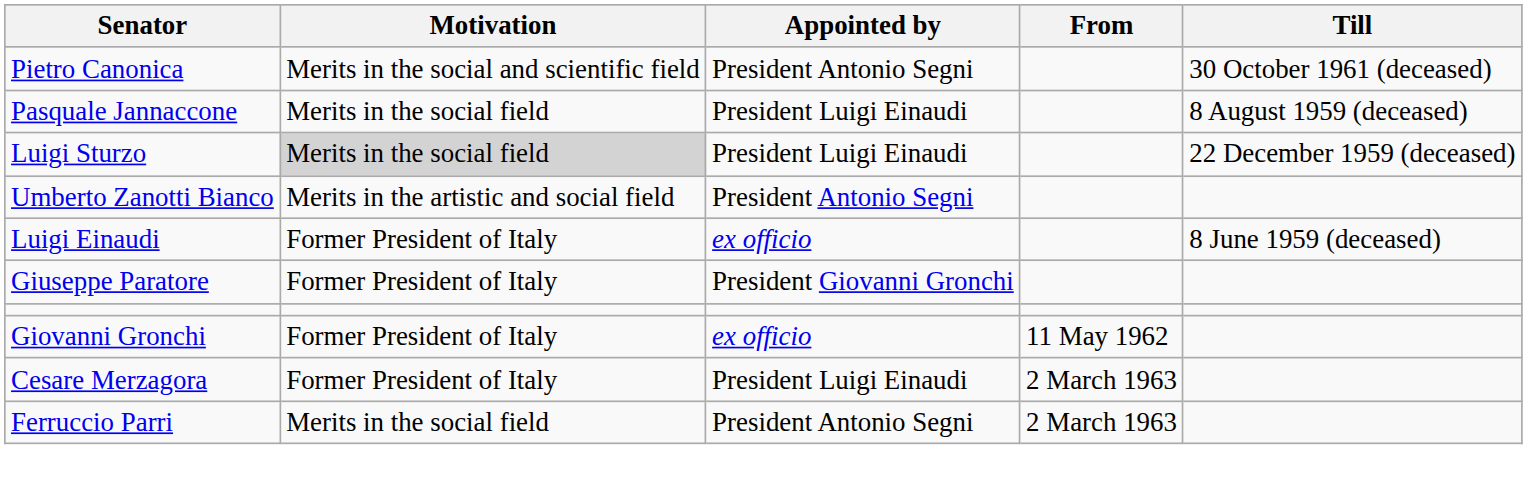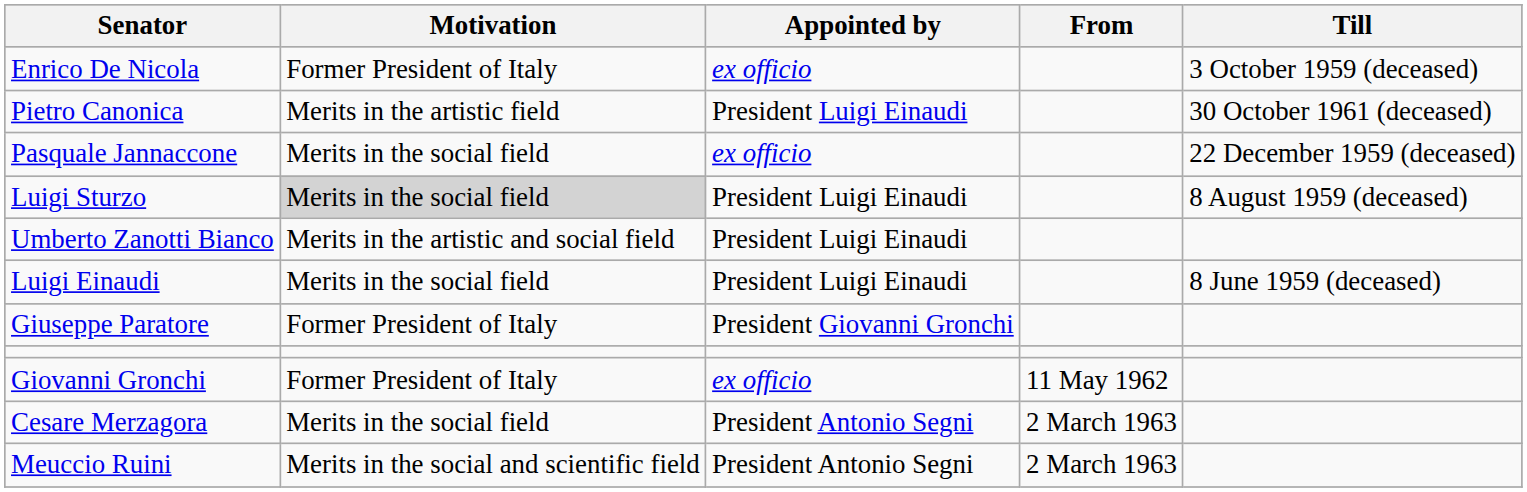+ row: (105, 68)
(493, 68) Merits in the social and scientific field -> (423, 111) Merits in the artistic field
(843, 68) President Antonio Segni -> (840, 111) President Luigi Einaudi
(840, 111) President Luigi Einaudi -> (762, 153) ex officio
(1329, 111) 8 August 1959 (deceased) -> (1352, 153) 22 December 1959 (deceased)
(1352, 153) 22 December 1959 (deceased) -> (1329, 196) 8 August 1959 (deceased)
(843, 196) President Antonio Segni -> (840, 238) President Luigi Einaudi
(422, 238) Former President of Italy -> (418, 281) Merits in the social field
(762, 238) ex officio -> (840, 281) President Luigi Einaudi
(422, 379) Former President of Italy -> (418, 421) Merits in the social field
(840, 379) President Luigi Einaudi -> (843, 421) President Antonio Segni
- row: (92, 421)
+ row: (91, 464)
